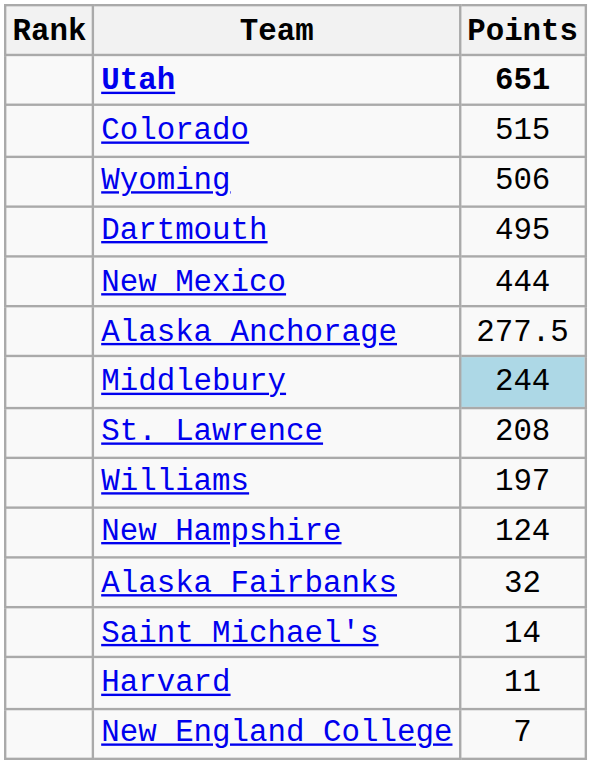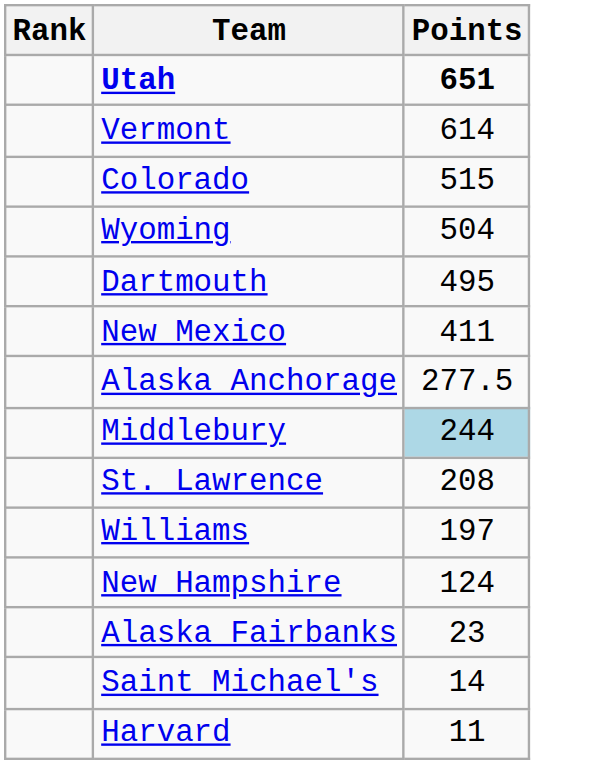+ row: (166, 131)
(523, 181) 506 -> (467, 231) 504
(523, 281) 444 -> (467, 332) 411
(523, 583) 32 -> (467, 633) 23
- row: (277, 733)
